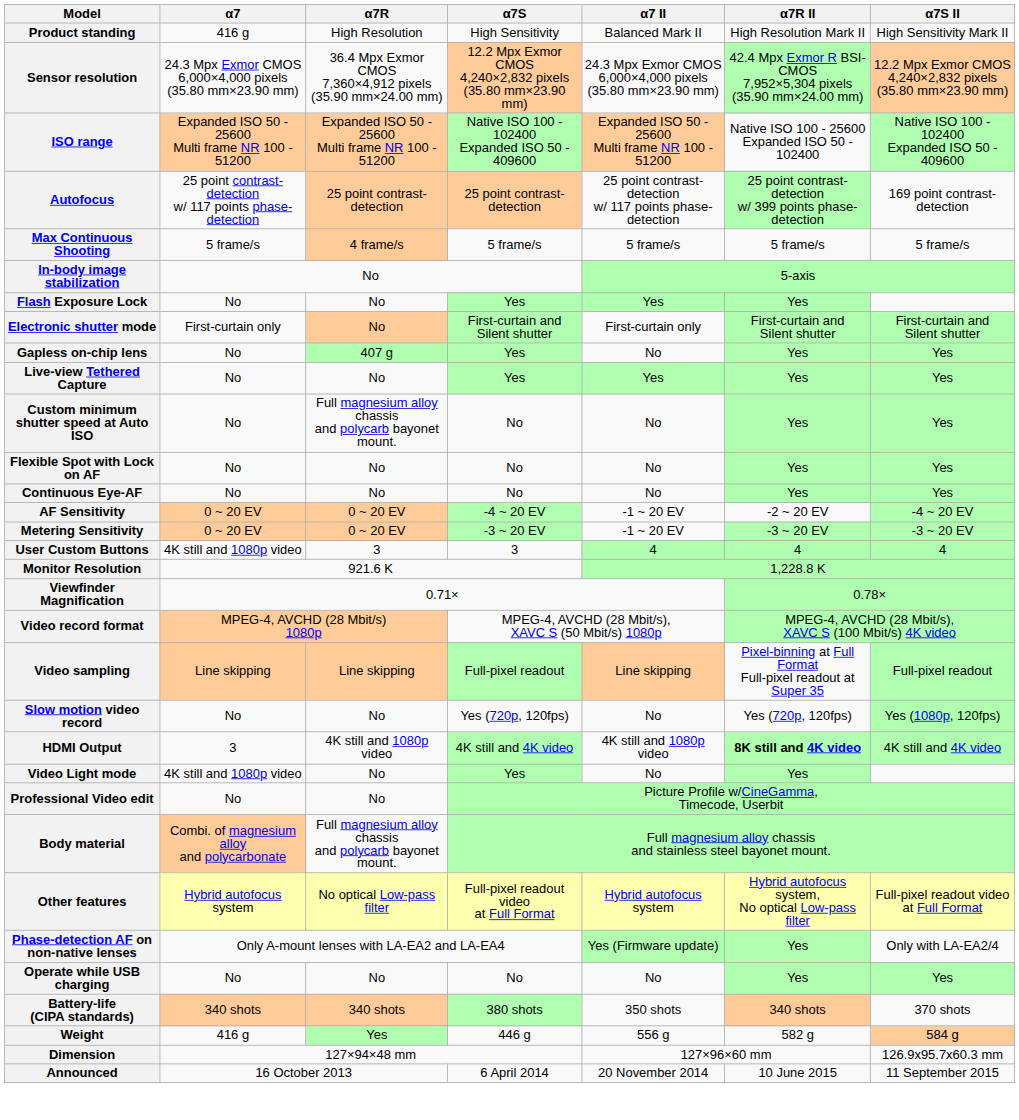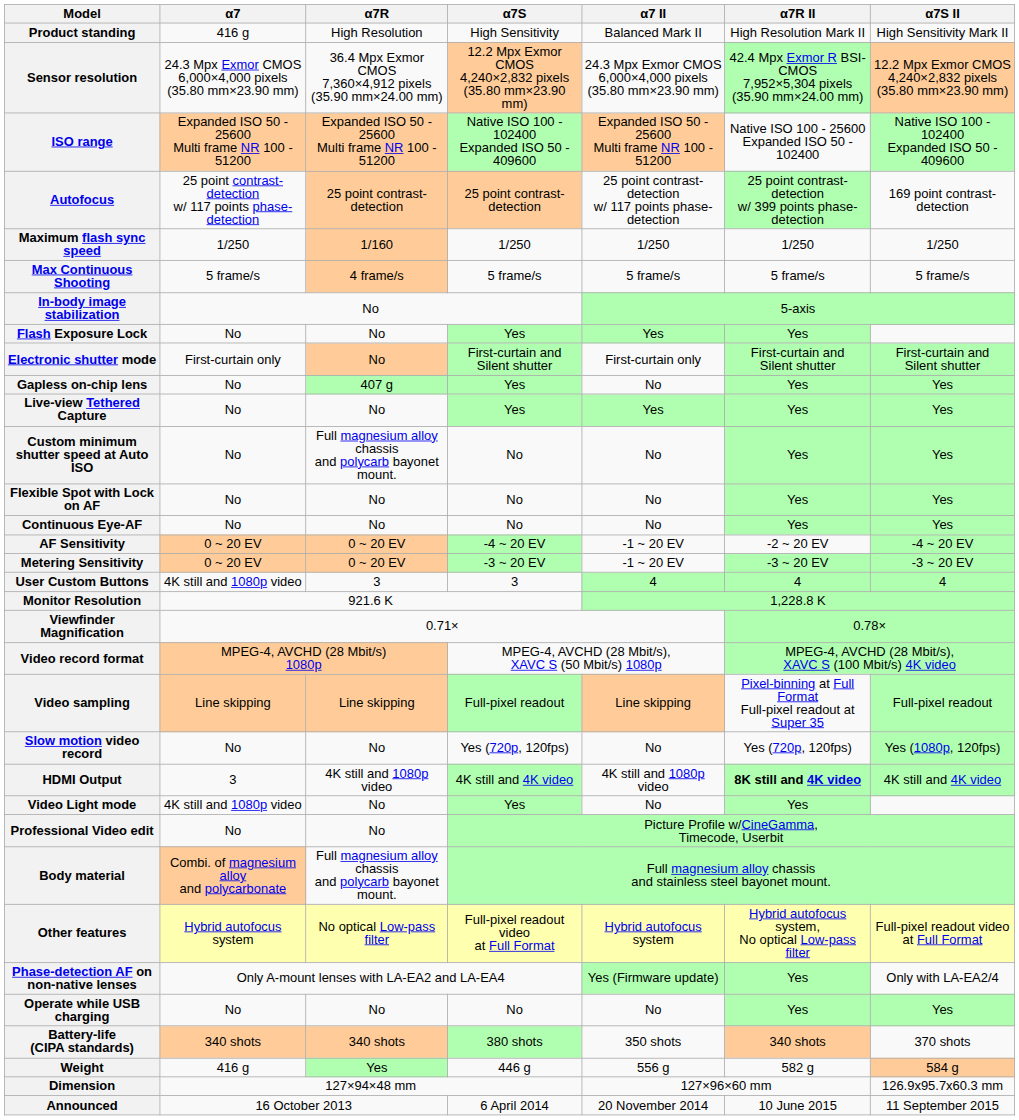+ row: (82, 244)
